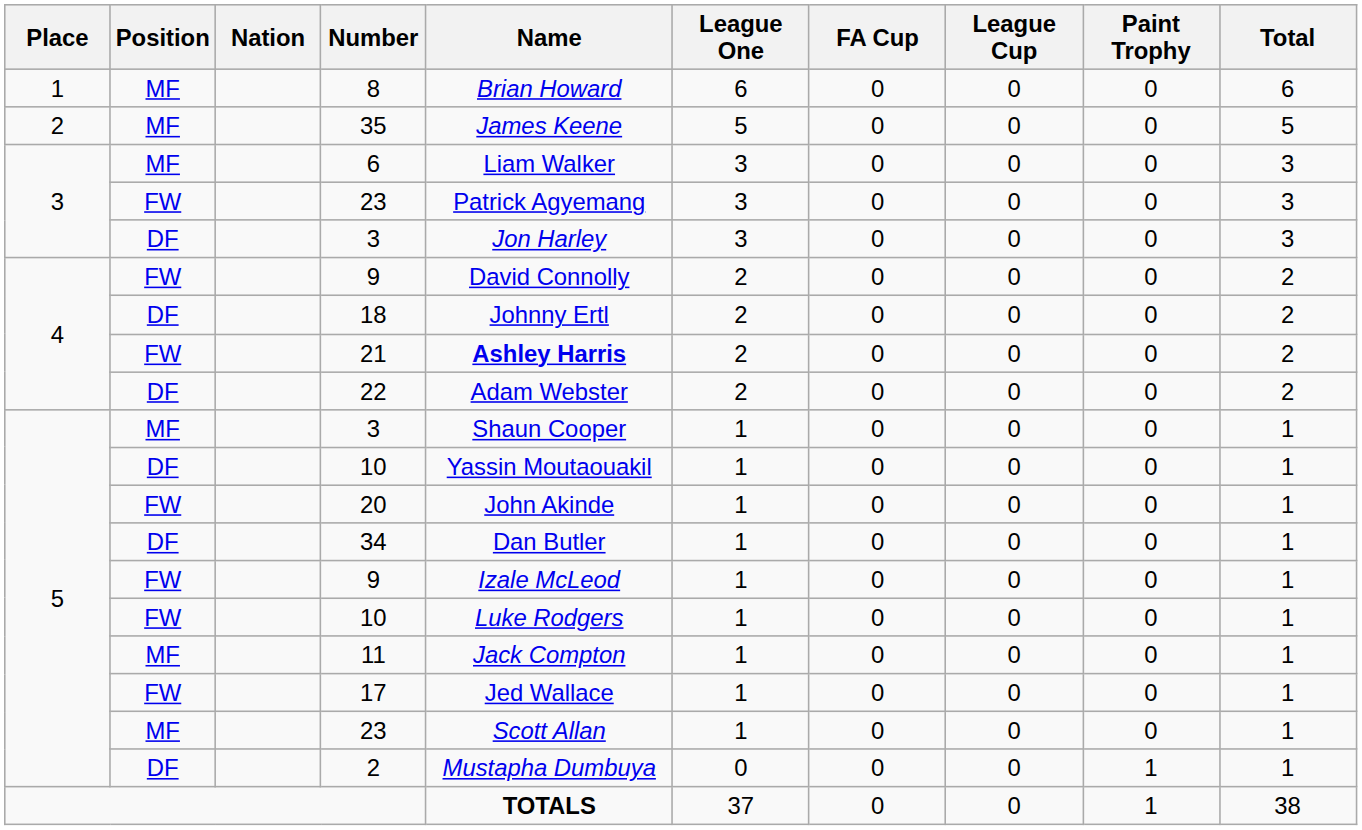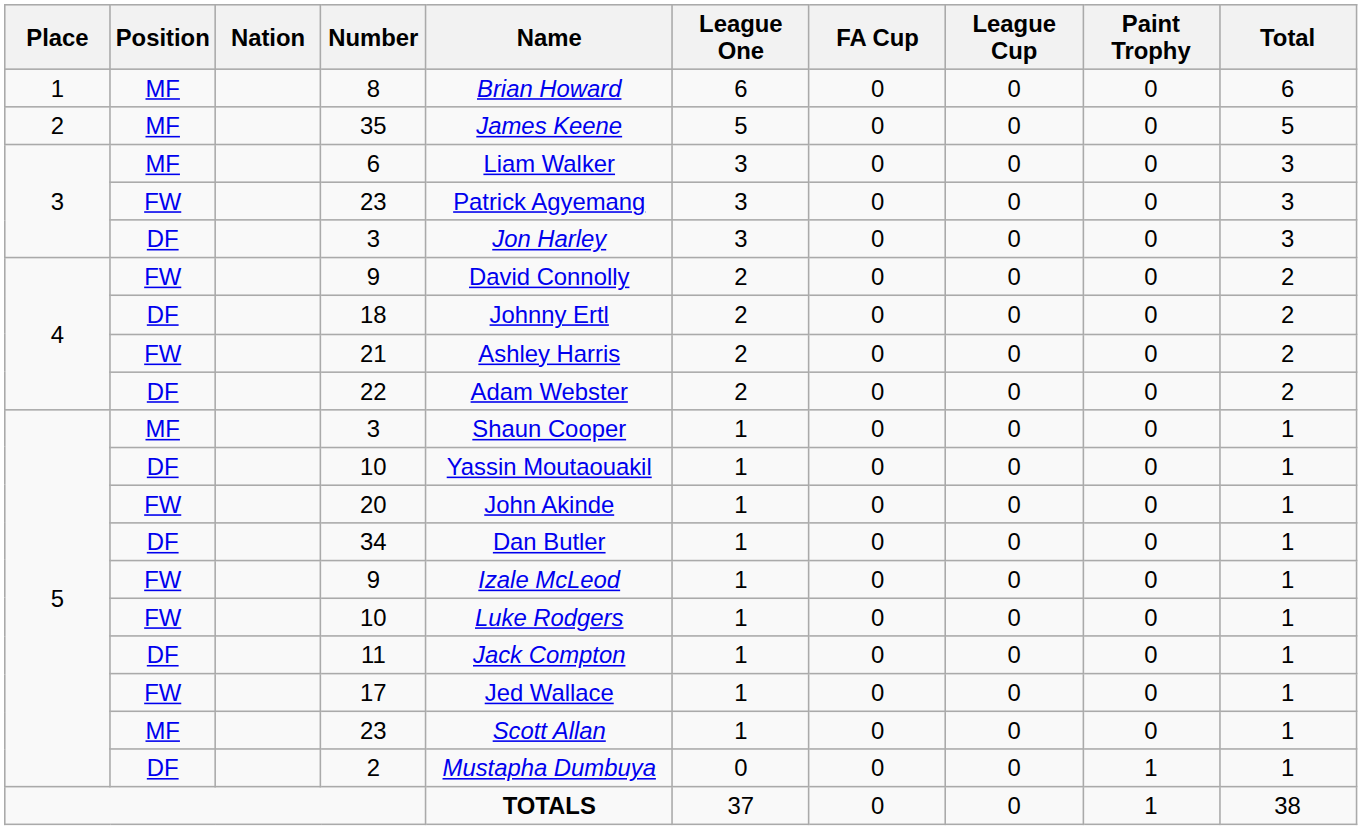(549, 353) bold -> (549, 353) normal
(163, 655) MF -> (163, 655) DF
